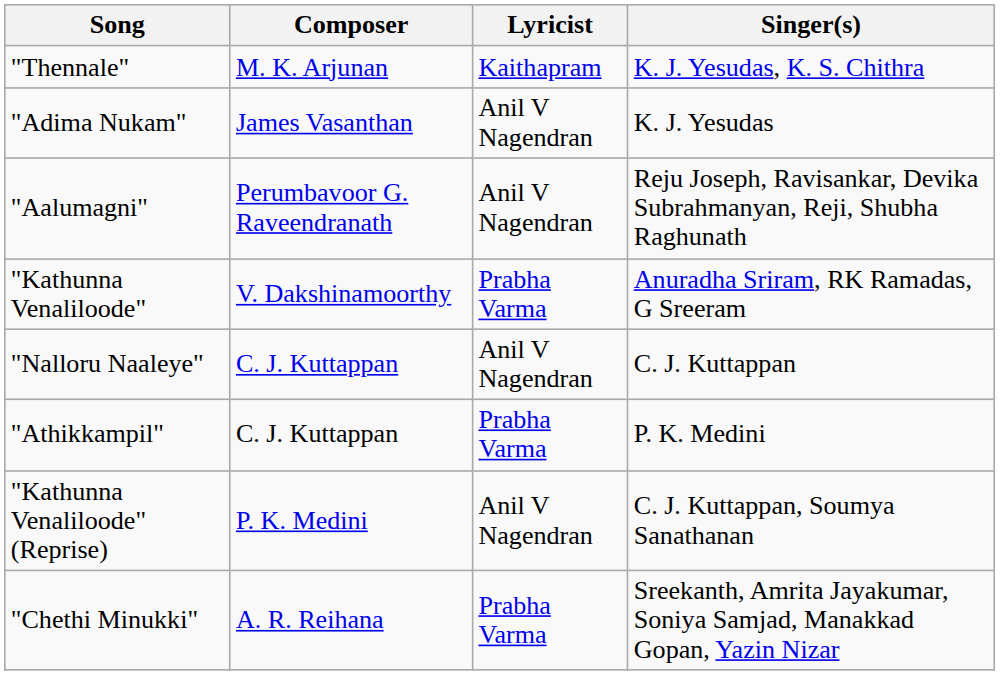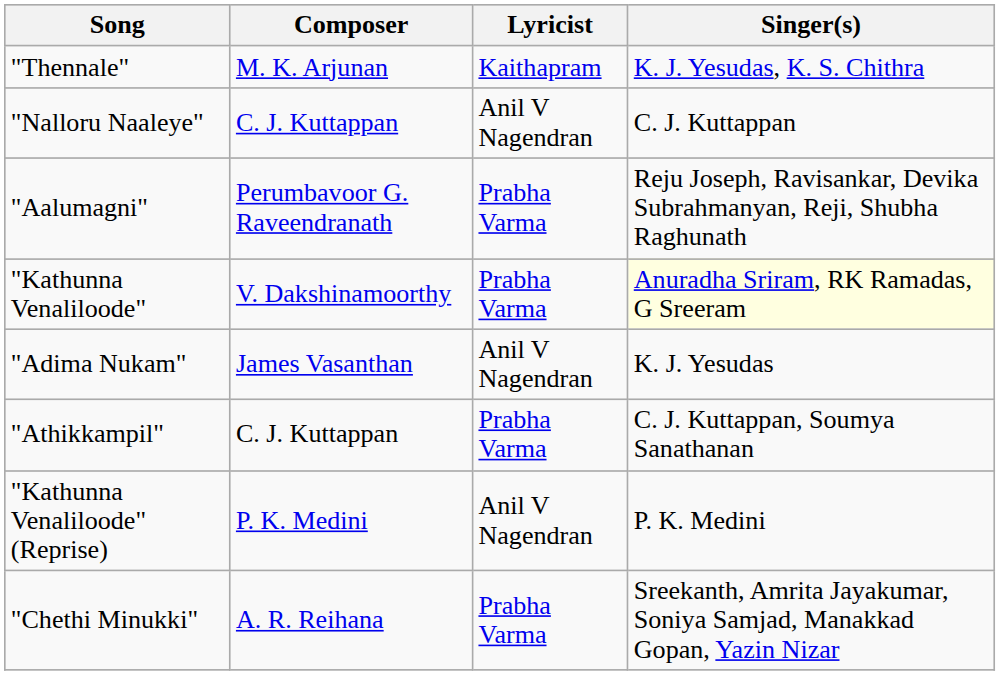rows swapped: (107, 364) <-> (99, 122)
(536, 207) Anil V Nagendran -> (515, 207) Prabha Varma
(803, 293) no background -> (803, 293) lightyellow background
(700, 434) P. K. Medini -> (764, 434) C. J. Kuttappan, Soumya Sanathanan
(764, 520) C. J. Kuttappan, Soumya Sanathanan -> (700, 520) P. K. Medini
